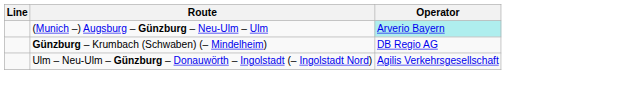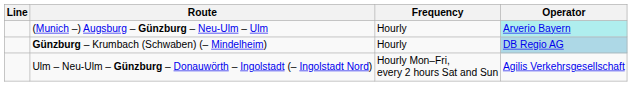+ column: (438, 12)
(407, 45) no background -> (533, 45) lightblue background
